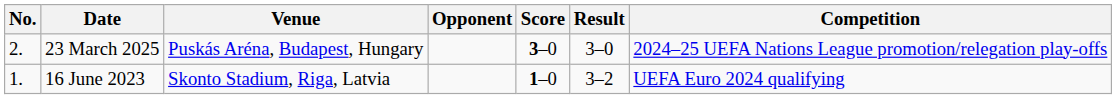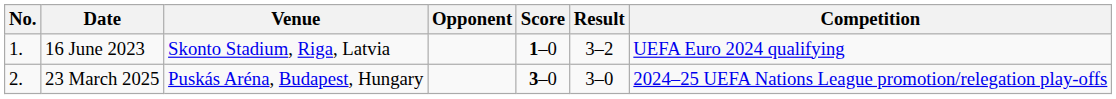rows swapped: (95, 78) <-> (102, 49)
